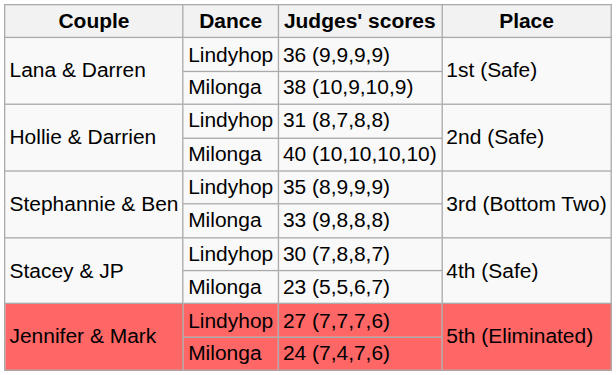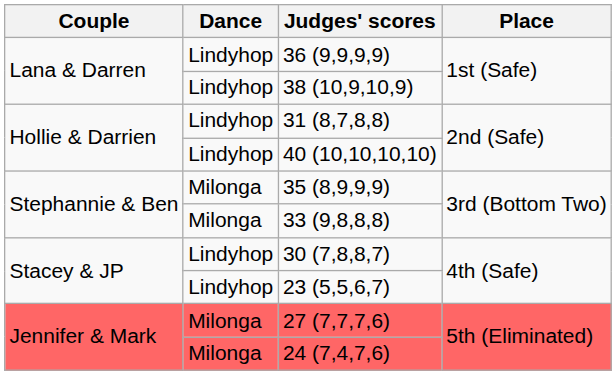(225, 87) Milonga -> (231, 87) Lindyhop
(225, 154) Milonga -> (231, 154) Lindyhop
(231, 187) Lindyhop -> (225, 187) Milonga
(225, 287) Milonga -> (231, 287) Lindyhop
(231, 320) Lindyhop -> (225, 320) Milonga
